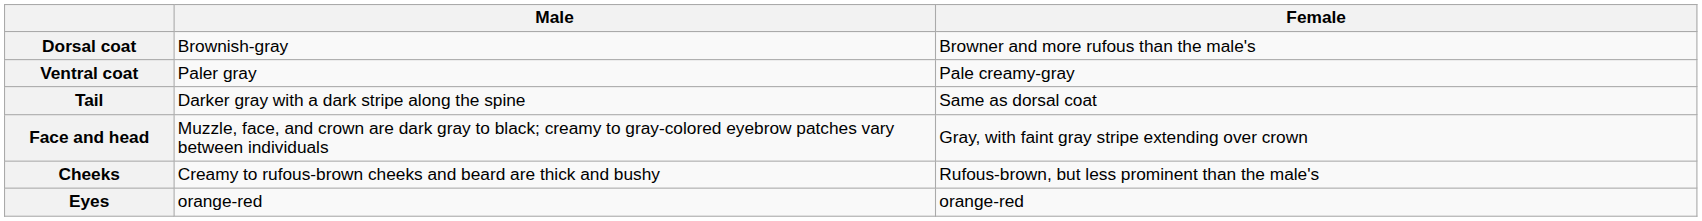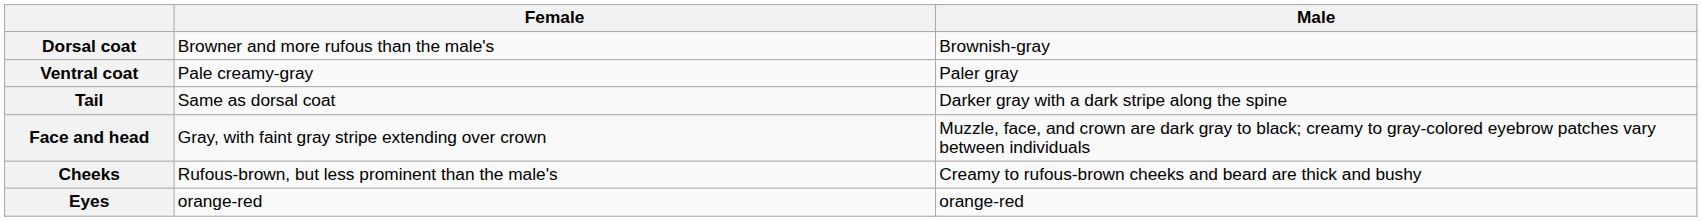columns swapped: (555, 18) <-> (1316, 18)
